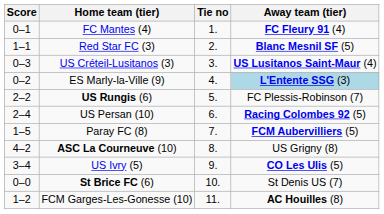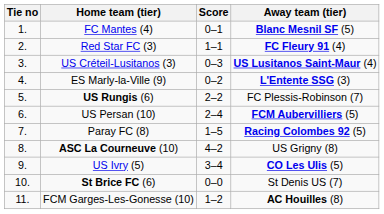columns swapped: (213, 13) <-> (22, 13)
(305, 30) FC Fleury 91 (4) -> (305, 30) Blanc Mesnil SF (5)
(305, 47) Blanc Mesnil SF (5) -> (305, 47) FC Fleury 91 (4)
(305, 81) lightblue background -> (305, 81) no background
(305, 115) Racing Colombes 92 (5) -> (305, 115) FCM Aubervilliers (5)
(305, 132) FCM Aubervilliers (5) -> (305, 132) Racing Colombes 92 (5)
